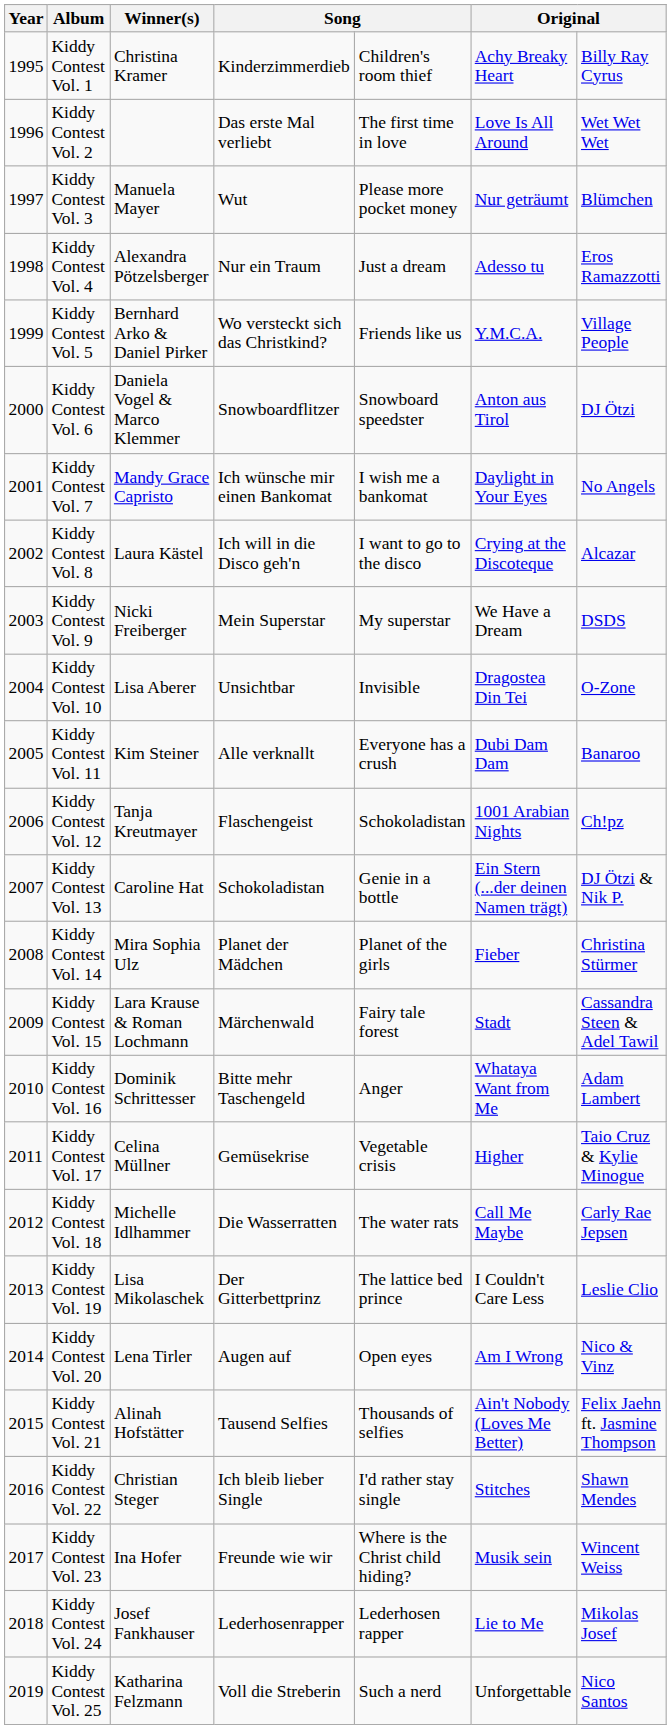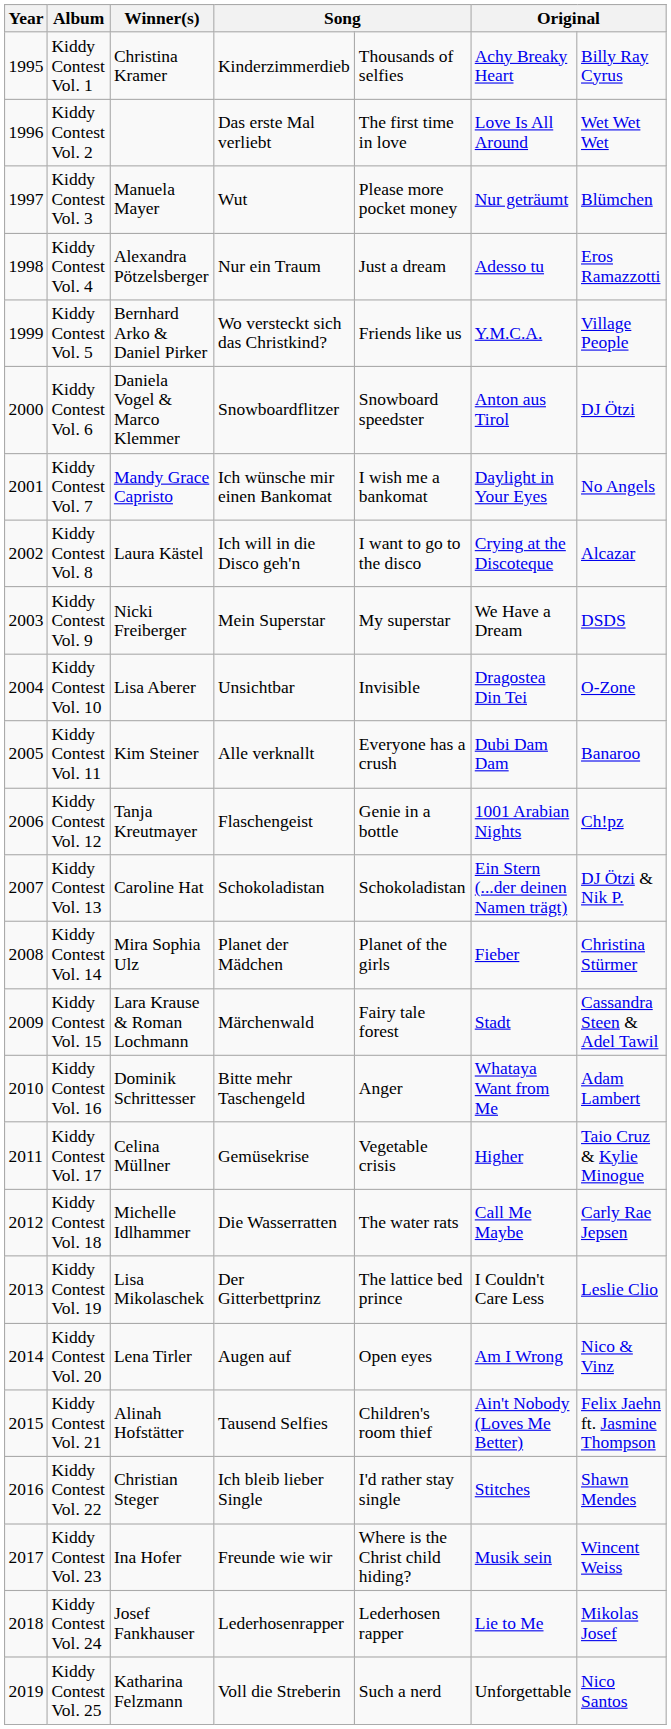(395, 65) Children's room thief -> (406, 65) Thousands of selfies
(412, 821) Schokoladistan -> (395, 821) Genie in a bottle
(395, 888) Genie in a bottle -> (412, 888) Schokoladistan
(406, 1423) Thousands of selfies -> (395, 1423) Children's room thief
